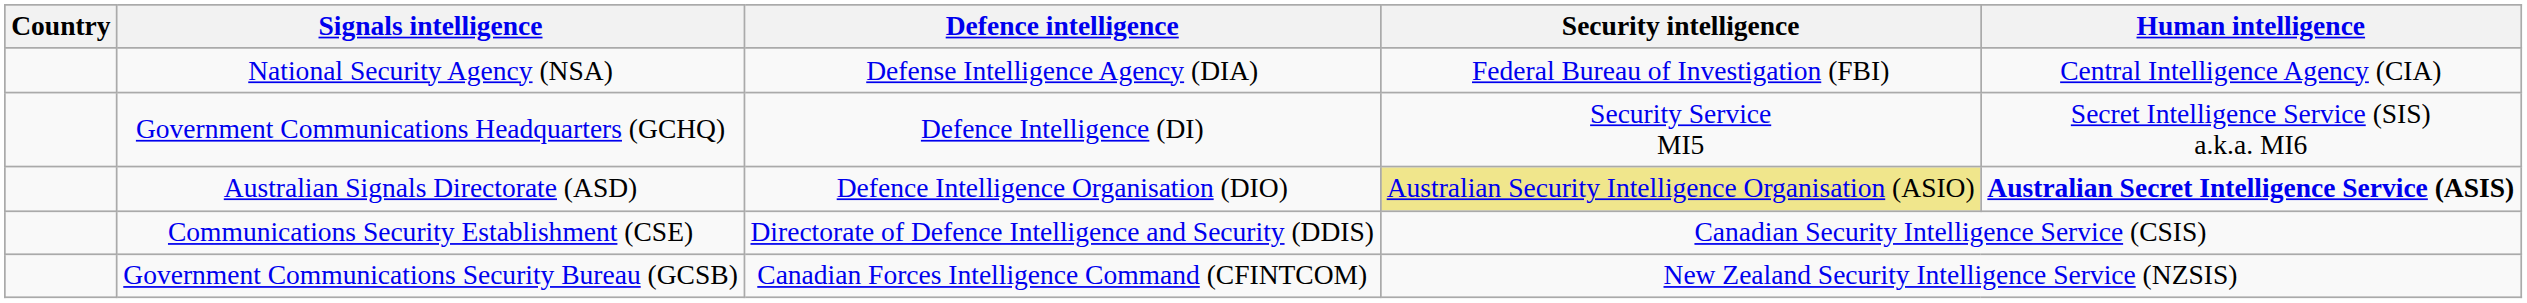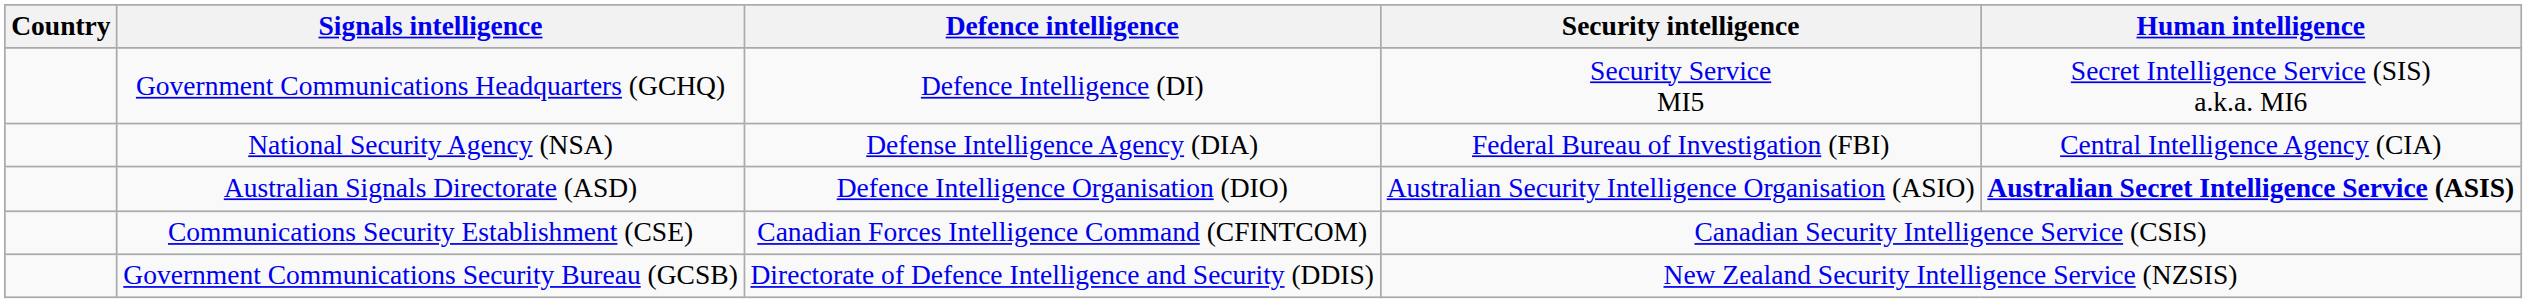rows swapped: (431, 129) <-> (431, 69)
(1681, 188) khaki background -> (1681, 188) no background
(1062, 231) Directorate of Defence Intelligence and Security (DDIS) -> (1062, 231) Canadian Forces Intelligence Command (CFINTCOM)
(1062, 275) Canadian Forces Intelligence Command (CFINTCOM) -> (1062, 275) Directorate of Defence Intelligence and Security (DDIS)
